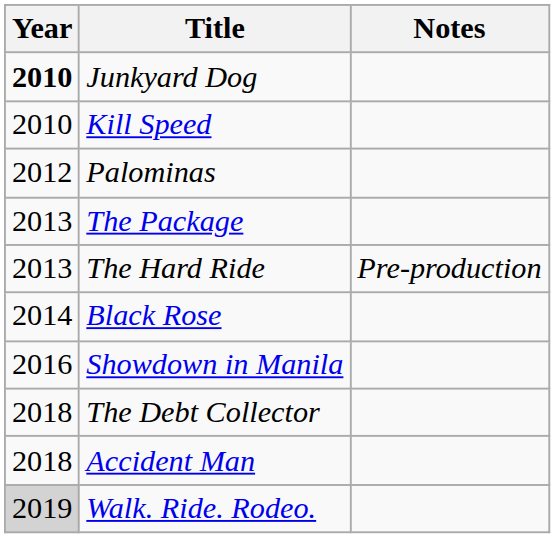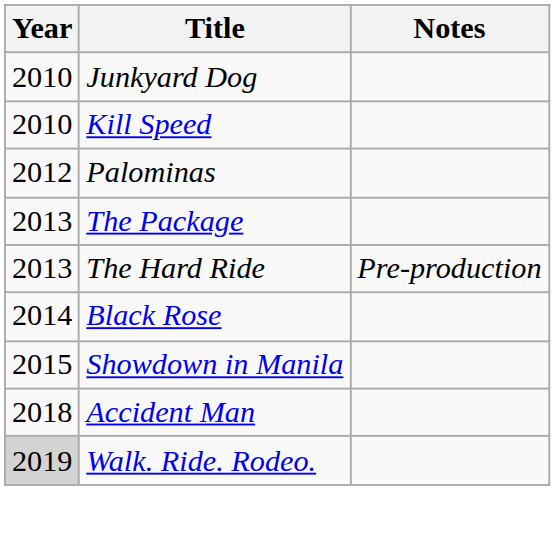(42, 76) bold -> (42, 76) normal
(42, 364) 2016 -> (42, 364) 2015
- row: (203, 412)
